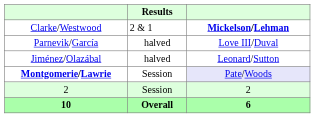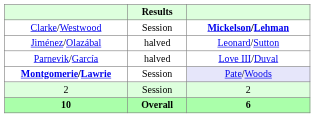(141, 27) 2 & 1 -> (157, 27) Session
rows swapped: (66, 43) <-> (66, 58)
